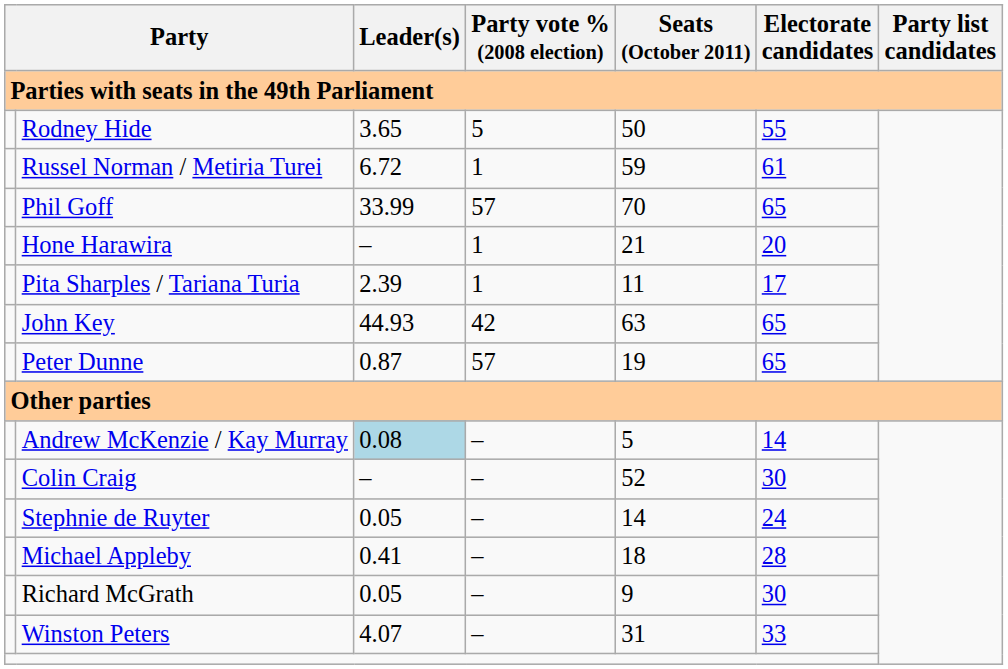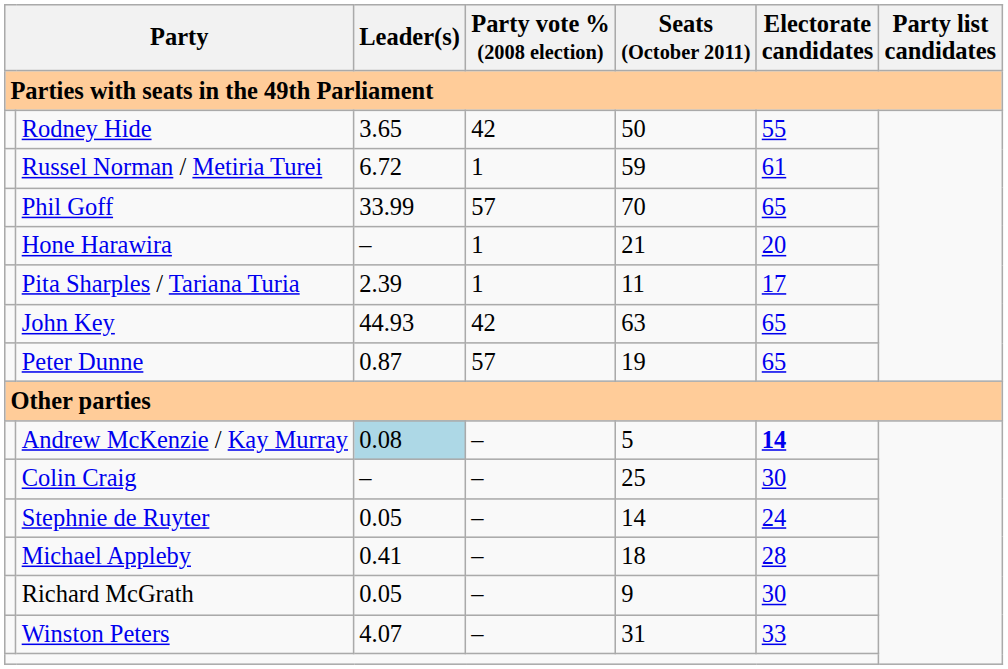(477, 129) 5 -> (483, 129) 42
(774, 439) normal -> (774, 439) bold
(633, 478) 52 -> (633, 478) 25
